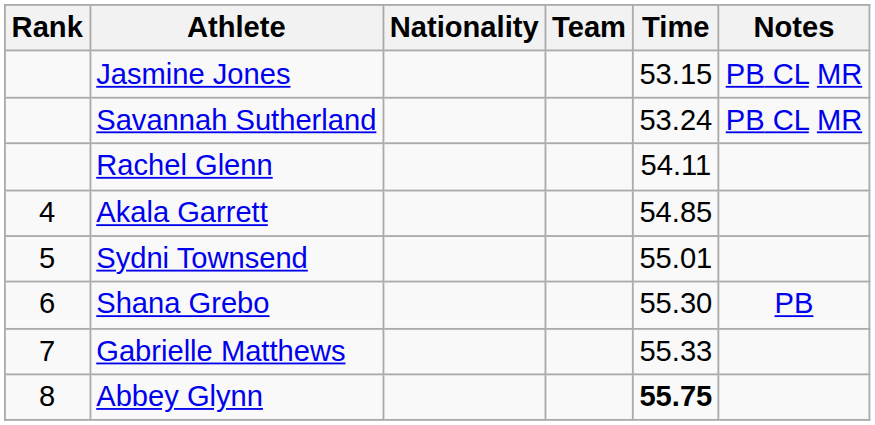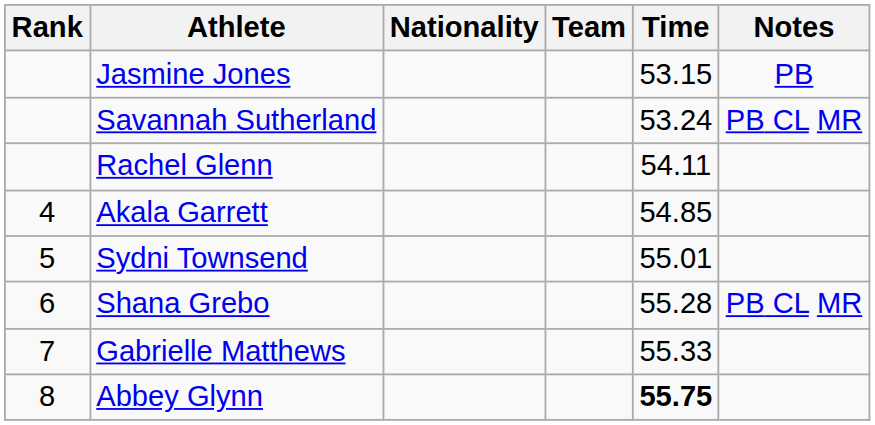(794, 73) PB CL MR -> (794, 73) PB
(676, 304) 55.30 -> (676, 304) 55.28
(794, 304) PB -> (794, 304) PB CL MR
